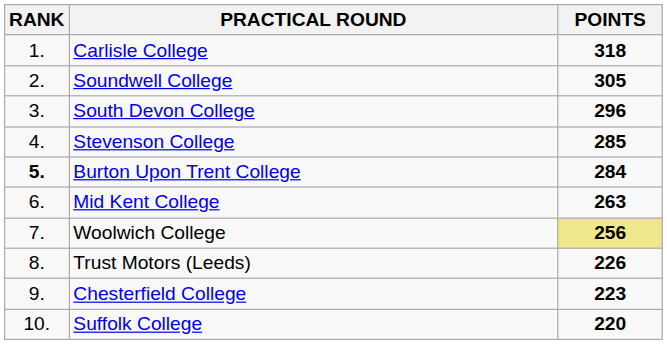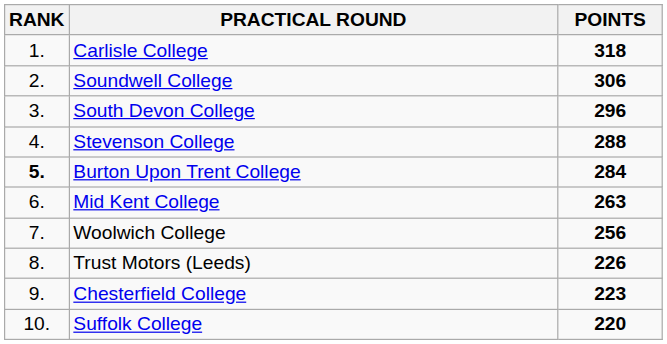(610, 80) 305 -> (610, 80) 306
(610, 141) 285 -> (610, 141) 288
(610, 232) khaki background -> (610, 232) no background
